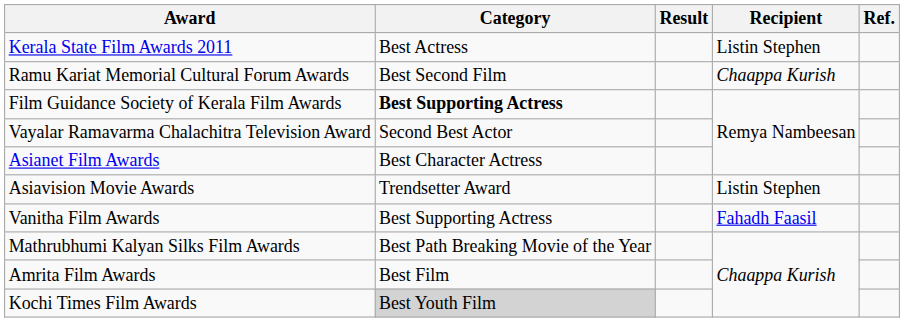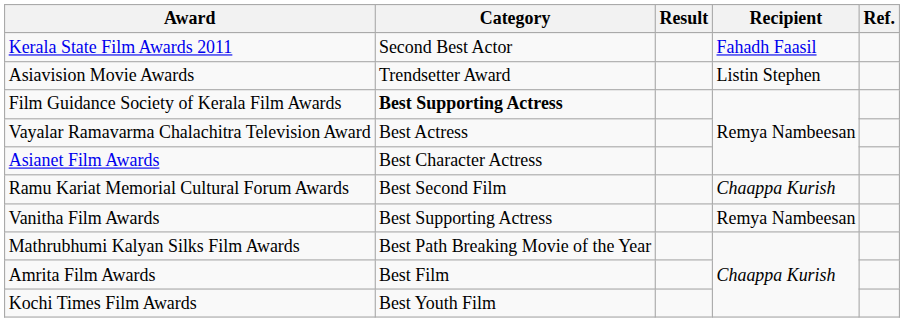(424, 47) Best Actress -> (446, 47) Second Best Actor
(769, 47) Listin Stephen -> (767, 47) Fahadh Faasil
rows swapped: (190, 76) <-> (190, 189)
(446, 132) Second Best Actor -> (424, 132) Best Actress
(767, 217) Fahadh Faasil -> (786, 217) Remya Nambeesan
(437, 302) lightgrey background -> (437, 302) no background
